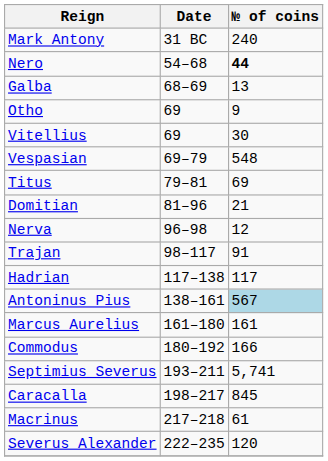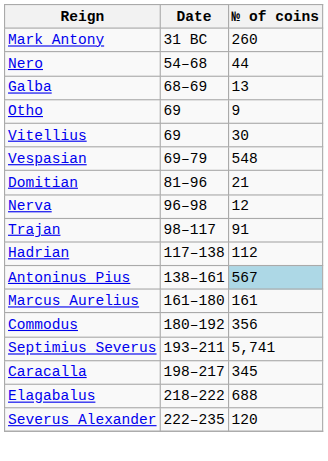(245, 40) 240 -> (245, 40) 260
(240, 64) bold -> (240, 64) normal
- row: (30, 183)
(245, 277) 117 -> (245, 254) 112
(245, 349) 166 -> (245, 325) 356
(245, 396) 845 -> (245, 372) 345
- row: (43, 420)
+ row: (52, 396)
